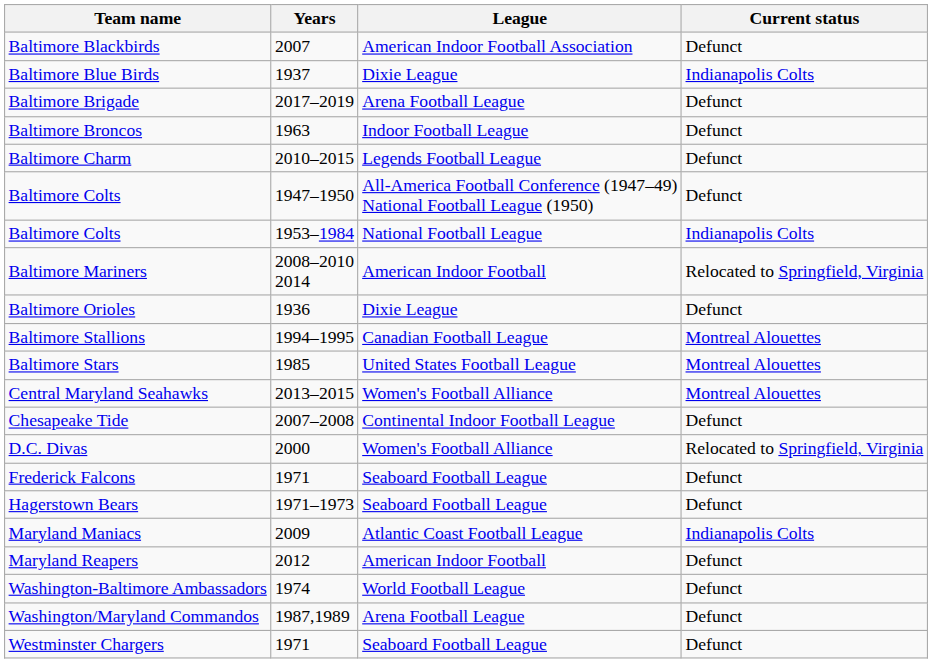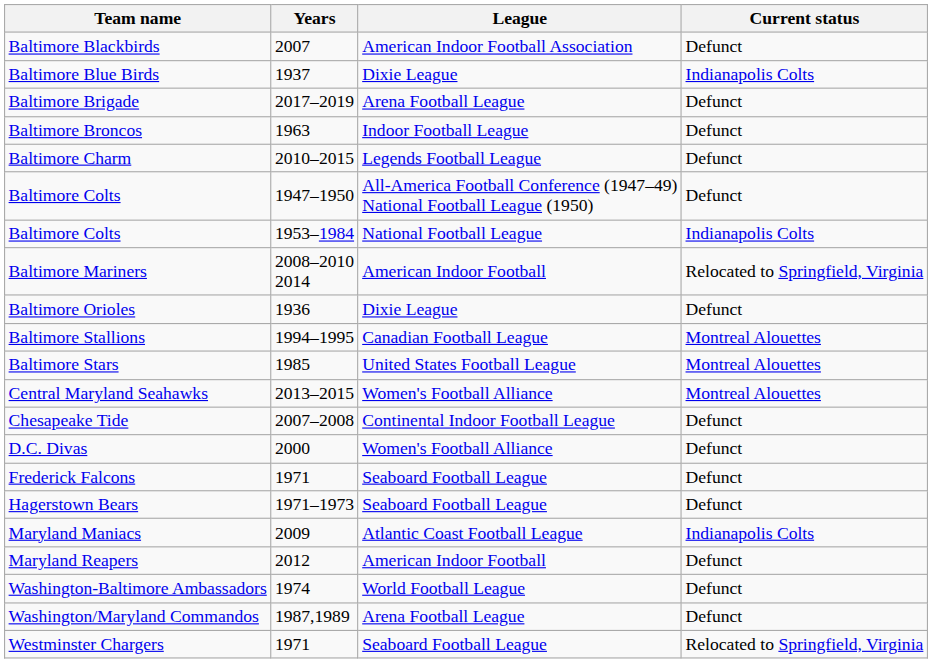(804, 448) Relocated to Springfield, Virginia -> (714, 448) Defunct
(714, 644) Defunct -> (804, 644) Relocated to Springfield, Virginia
